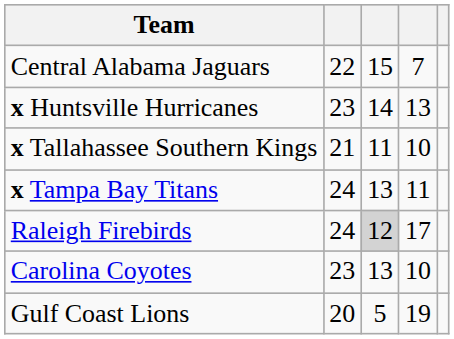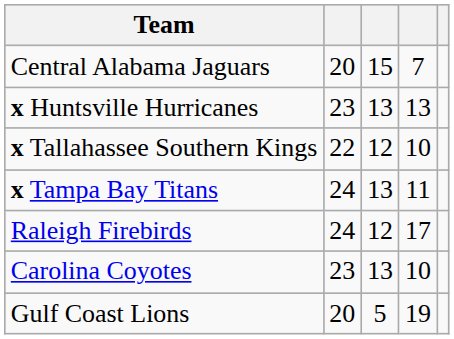(342, 66) 22 -> (342, 66) 20
(380, 107) 14 -> (380, 107) 13
(342, 148) 21 -> (342, 148) 22
(380, 148) 11 -> (380, 148) 12
(380, 230) lightgrey background -> (380, 230) no background
